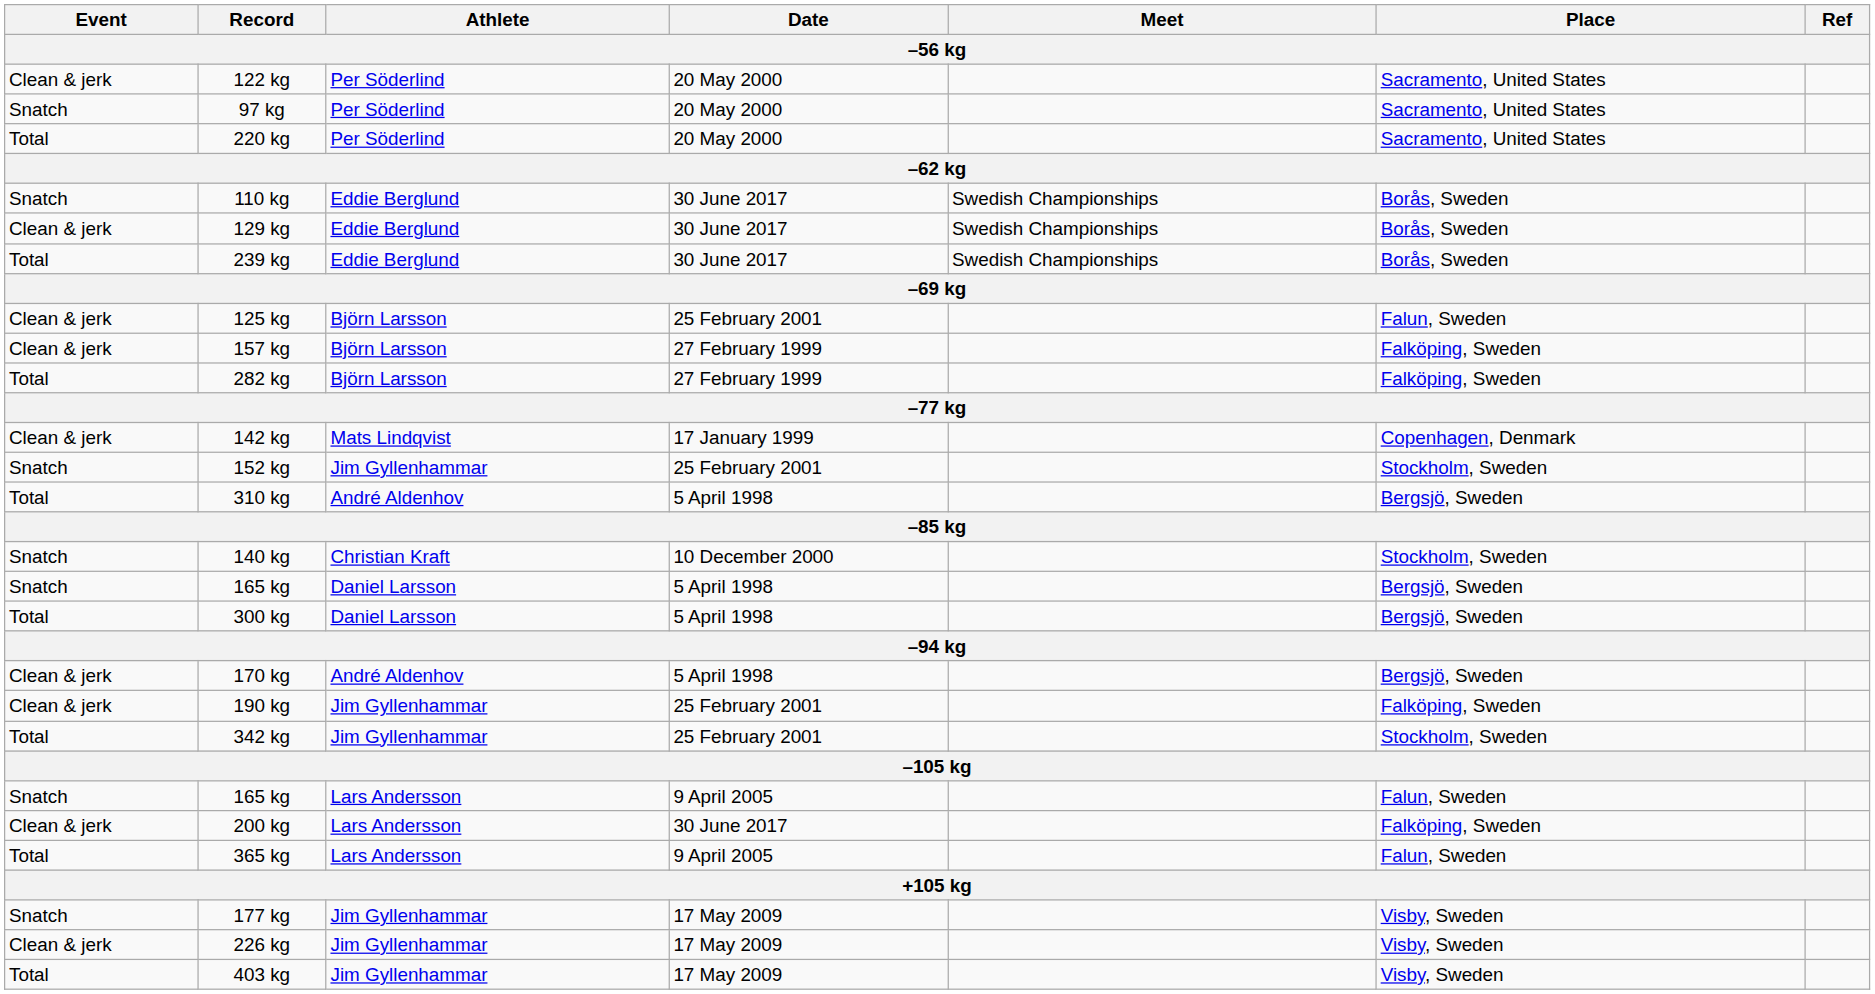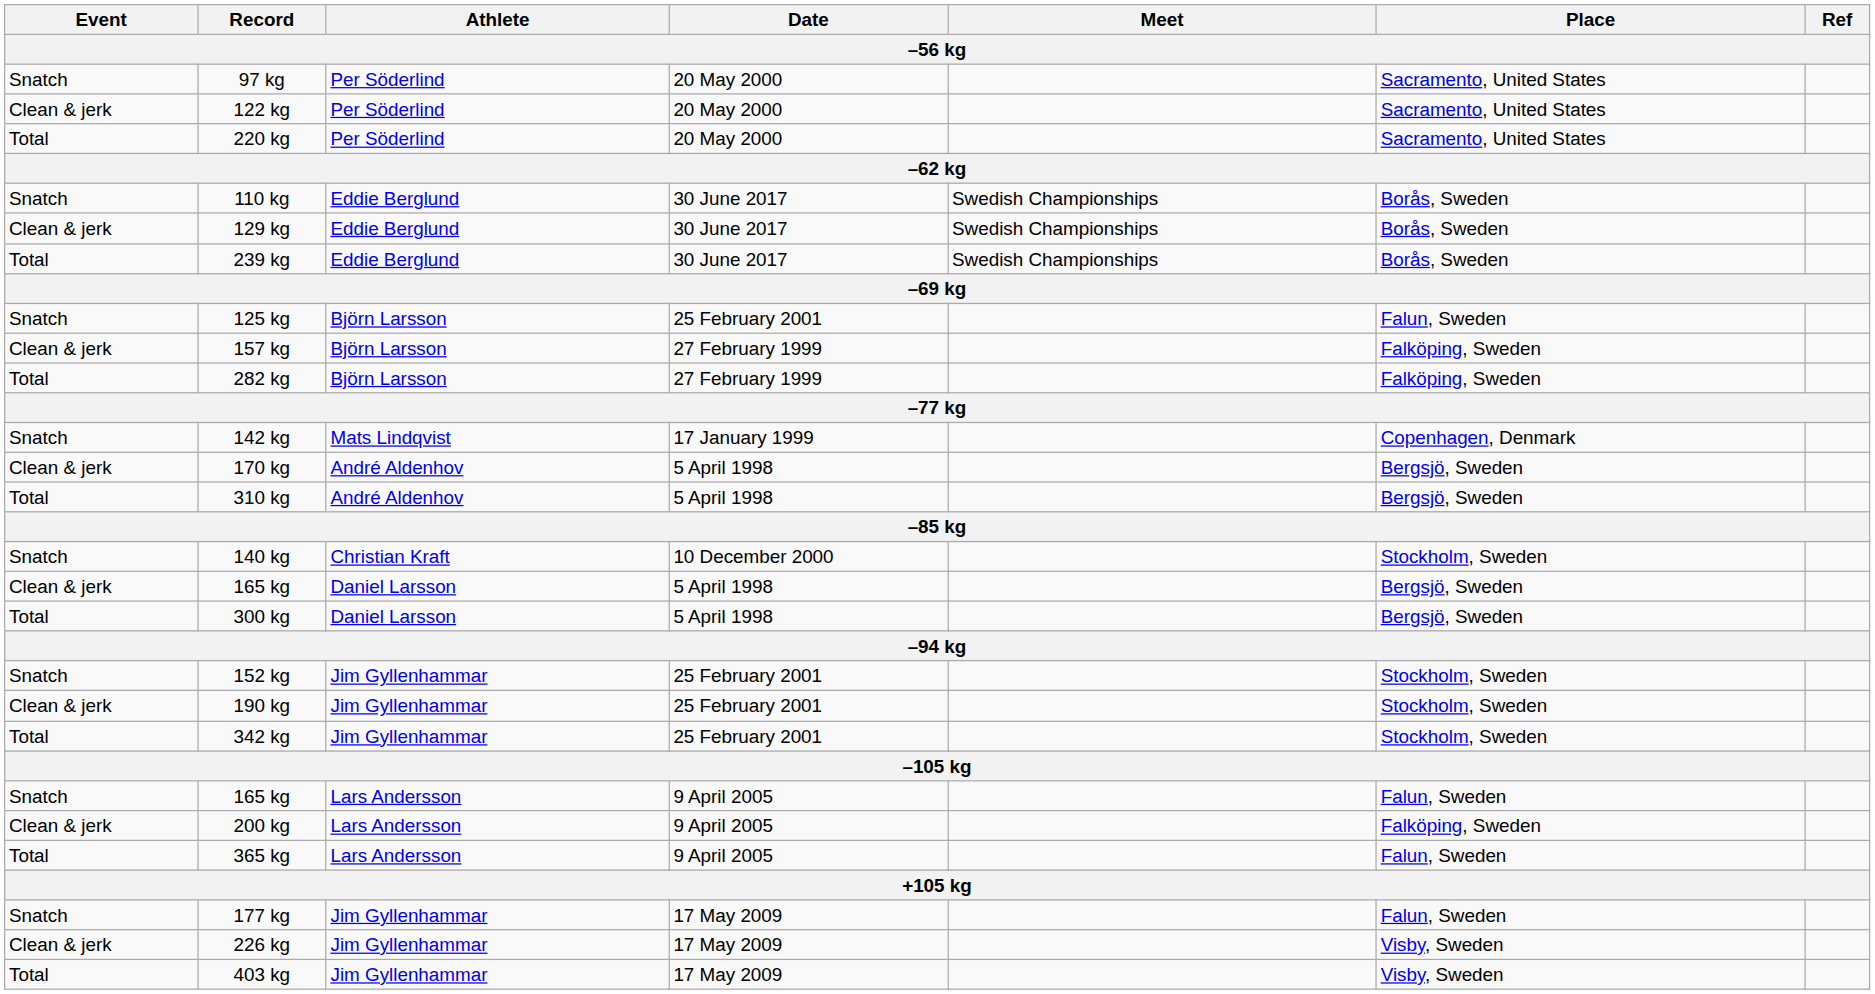rows swapped: (262, 109) <-> (262, 79)
(60, 318) Clean & jerk -> (38, 318) Snatch
(60, 437) Clean & jerk -> (38, 437) Snatch
rows swapped: (262, 676) <-> (262, 467)
(38, 587) Snatch -> (60, 587) Clean & jerk
(1461, 706) Falköping, Sweden -> (1464, 706) Stockholm, Sweden
(730, 825) 30 June 2017 -> (723, 825) 9 April 2005
(1442, 915) Visby, Sweden -> (1444, 915) Falun, Sweden
